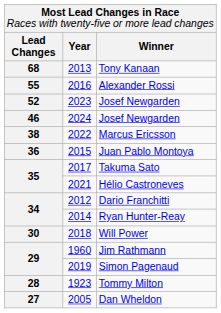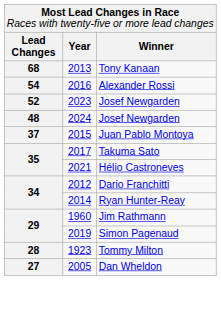(34, 85) 55 -> (34, 85) 54
(34, 118) 46 -> (34, 118) 48
- row: (80, 135)
(34, 151) 36 -> (34, 135) 37
- row: (80, 234)
